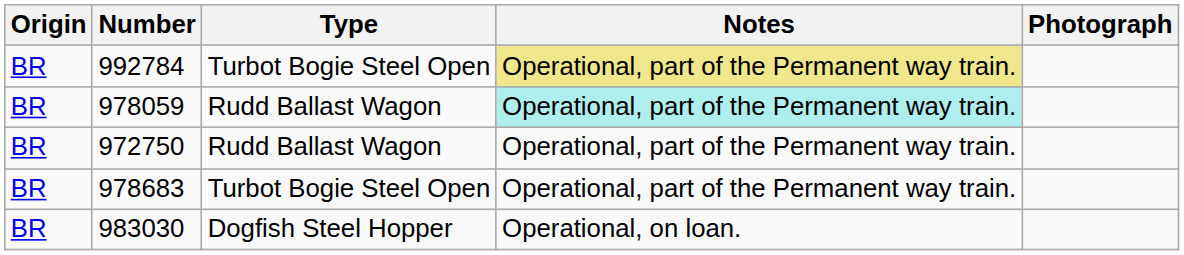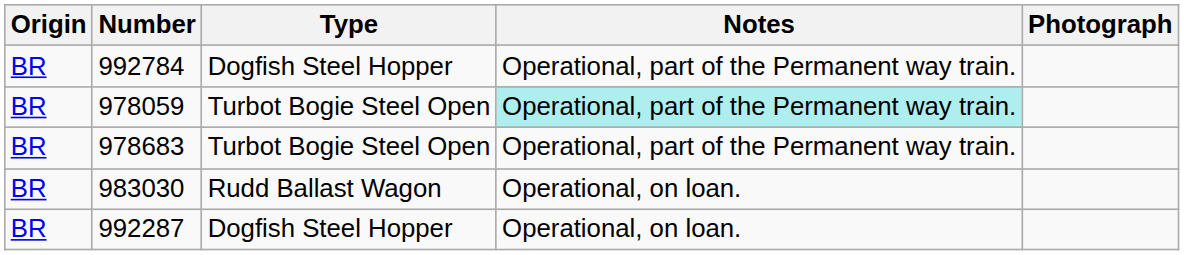(349, 65) Turbot Bogie Steel Open -> (330, 65) Dogfish Steel Hopper
(759, 65) khaki background -> (759, 65) no background
(325, 106) Rudd Ballast Wagon -> (349, 106) Turbot Bogie Steel Open
- row: (141, 147)
(330, 229) Dogfish Steel Hopper -> (325, 188) Rudd Ballast Wagon
+ row: (141, 229)
